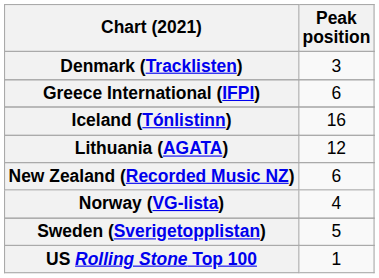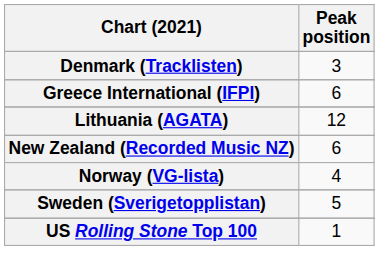- row: (151, 120)
